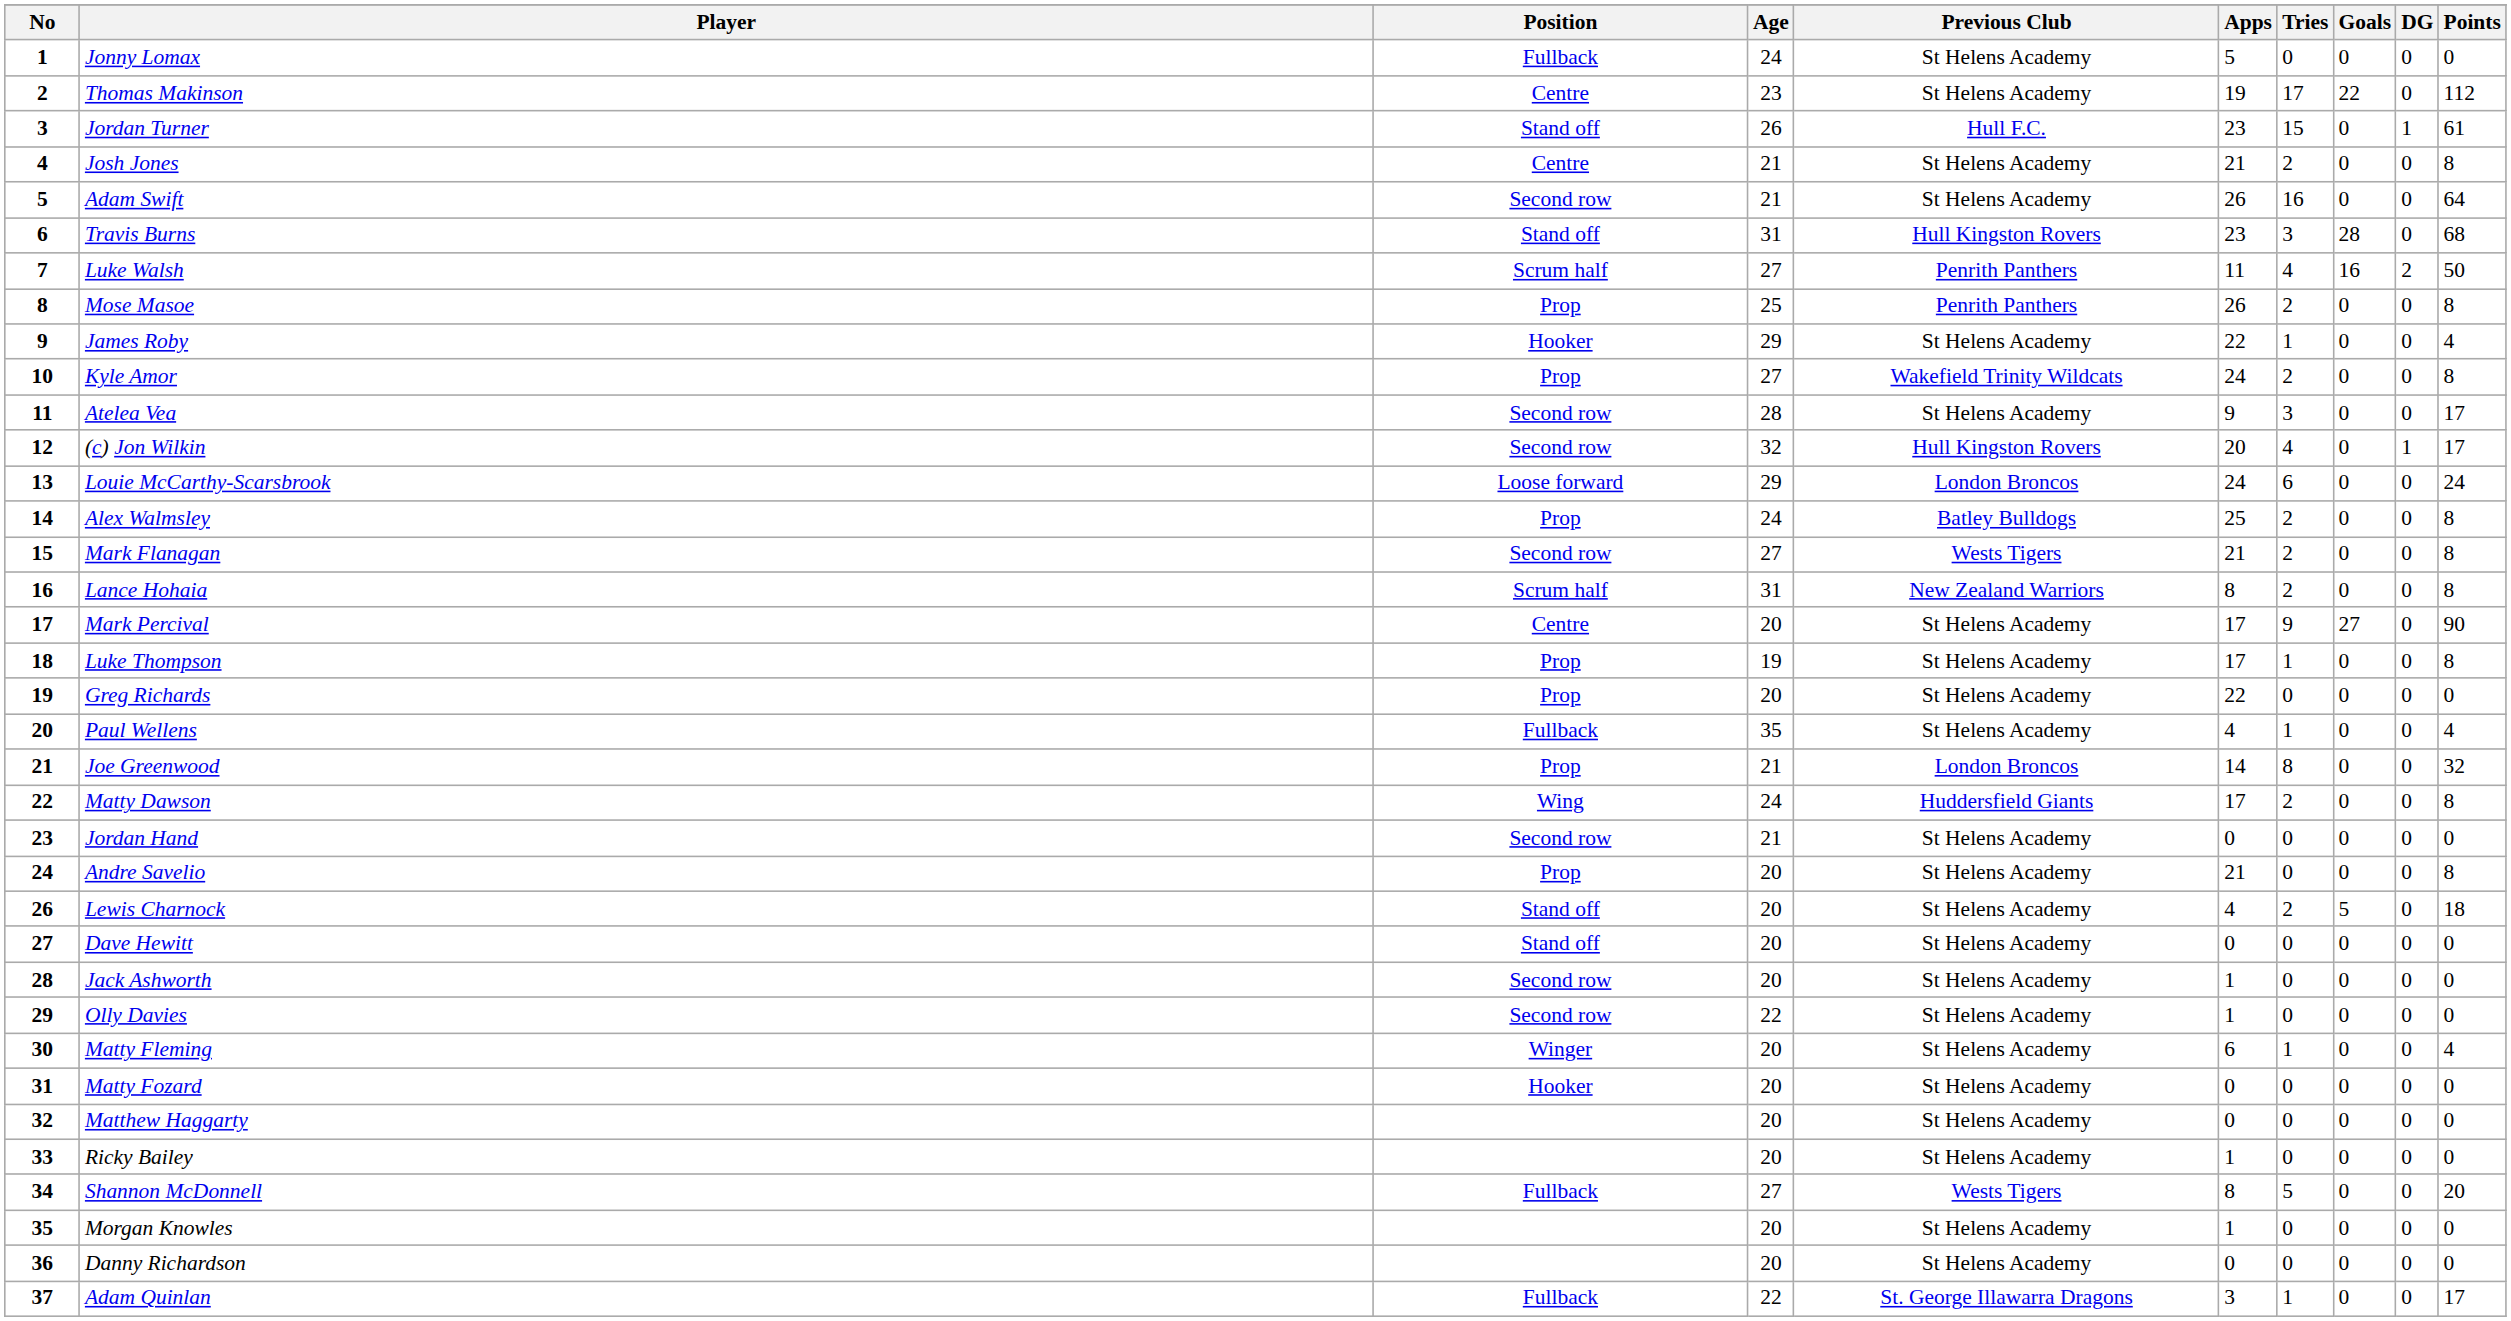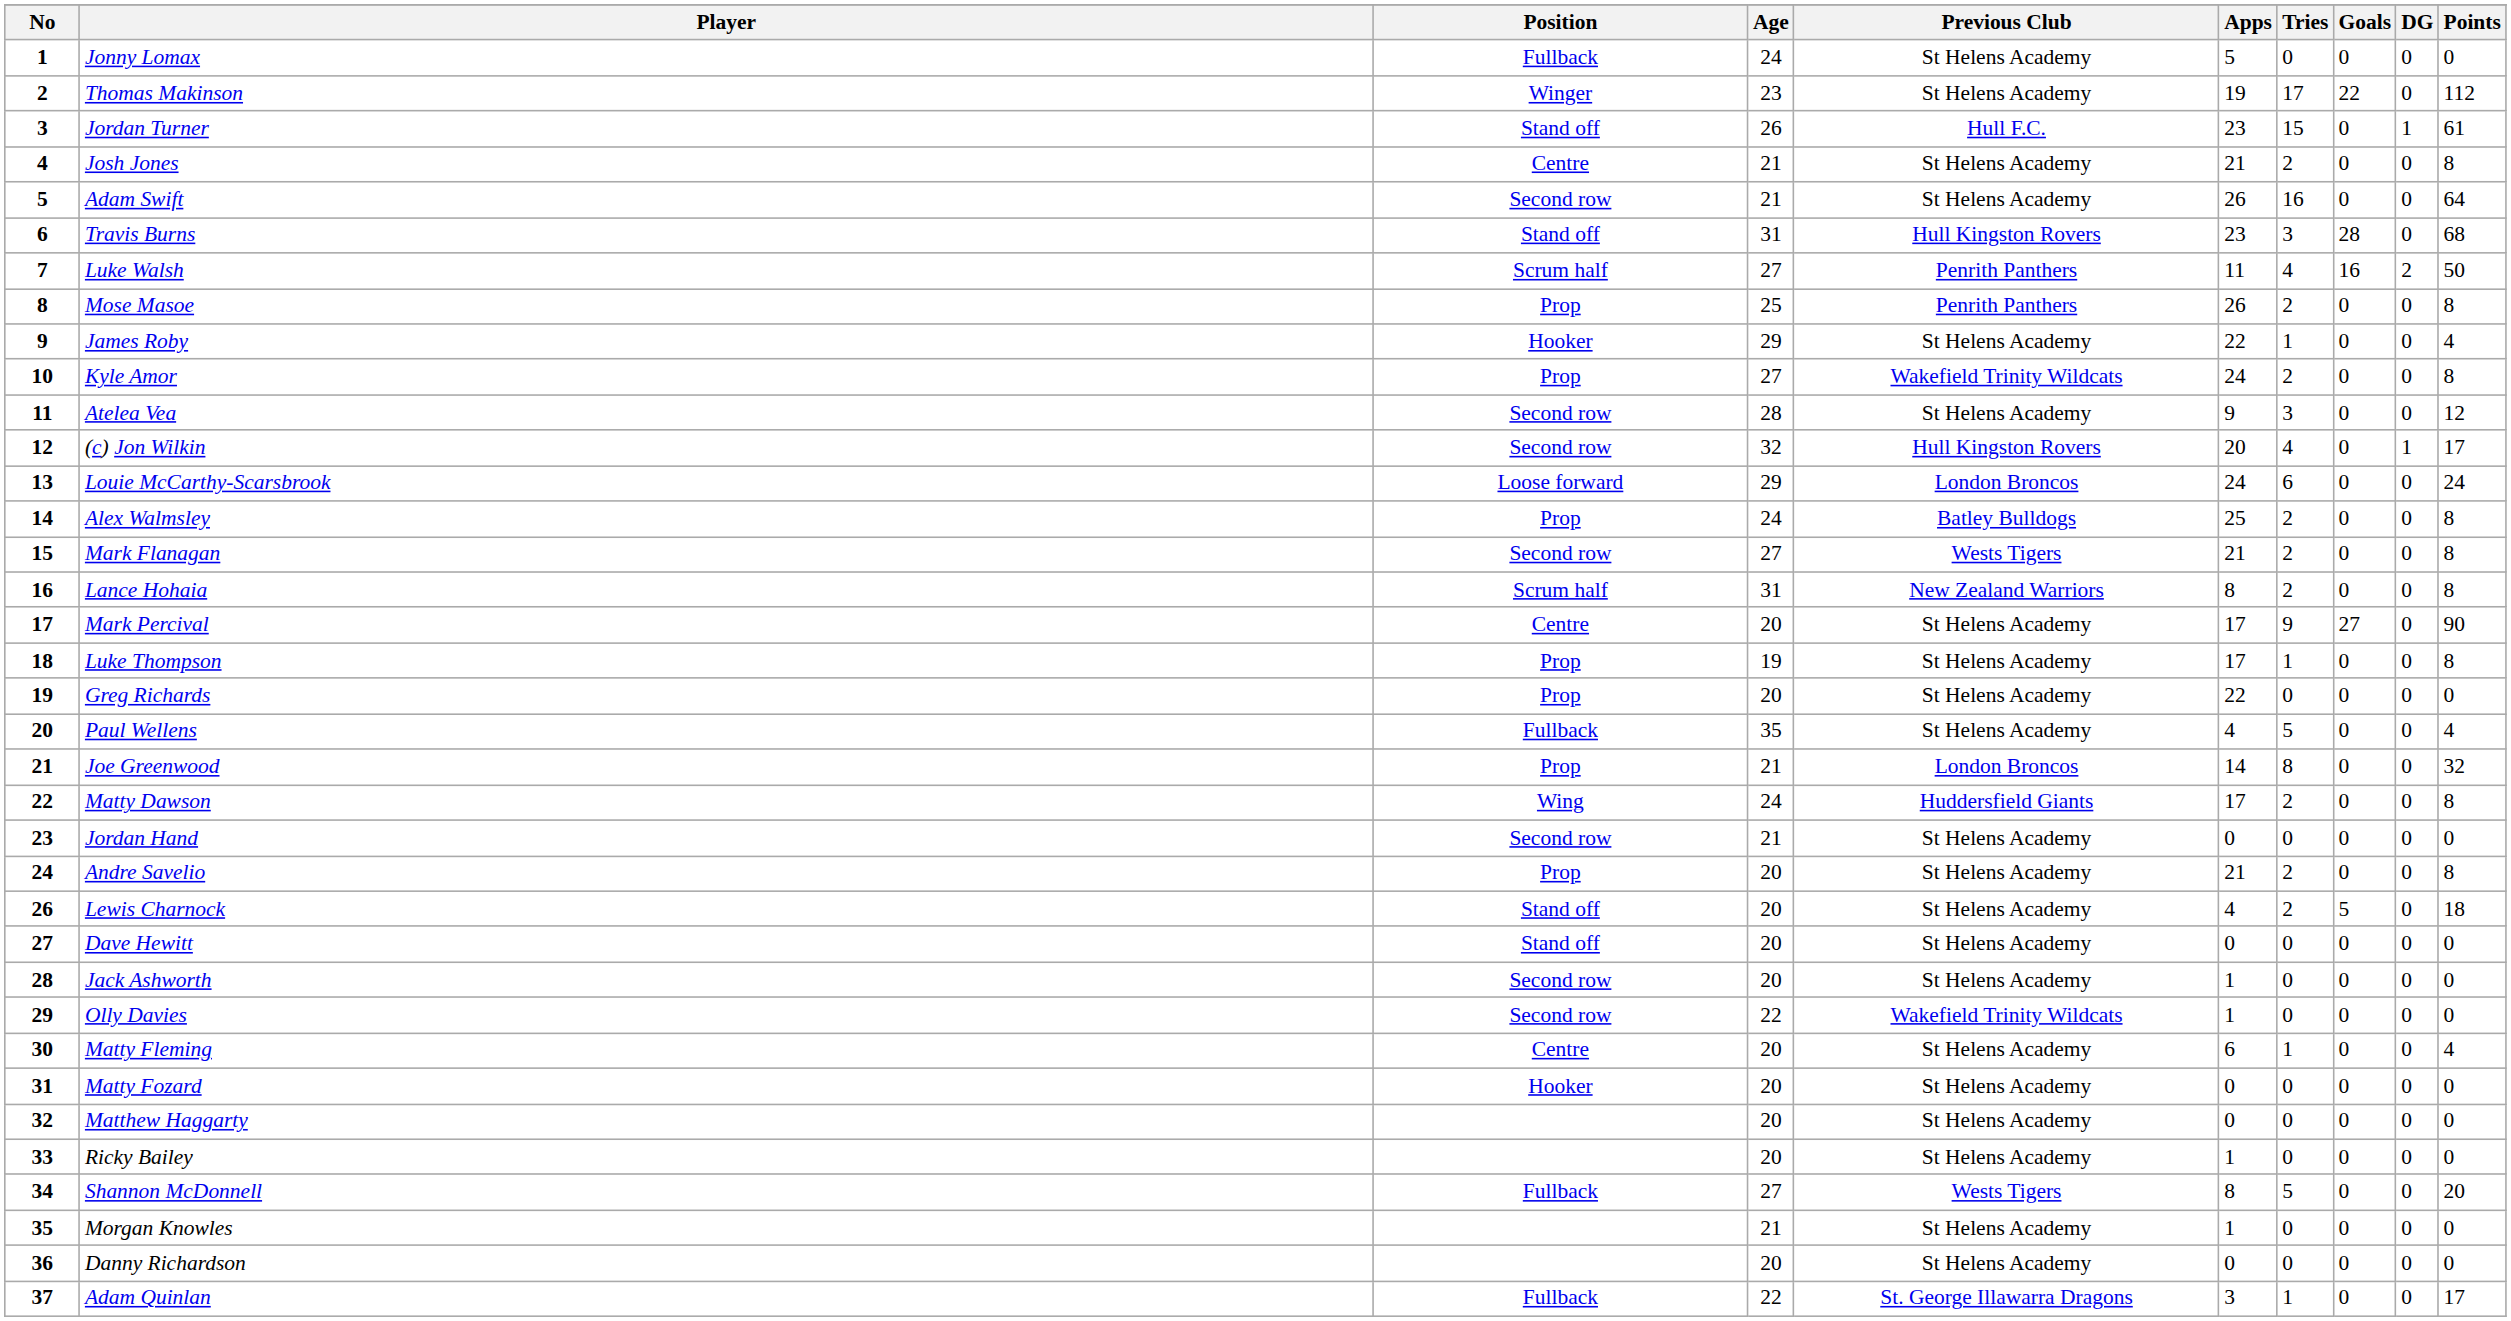(1560, 92) Centre -> (1560, 92) Winger
(2454, 411) 17 -> (2454, 411) 12
(2288, 730) 1 -> (2288, 730) 5
(2288, 872) 0 -> (2288, 872) 2
(2007, 1014) St Helens Academy -> (2007, 1014) Wakefield Trinity Wildcats
(1560, 1049) Winger -> (1560, 1049) Centre
(1771, 1227) 20 -> (1771, 1227) 21
